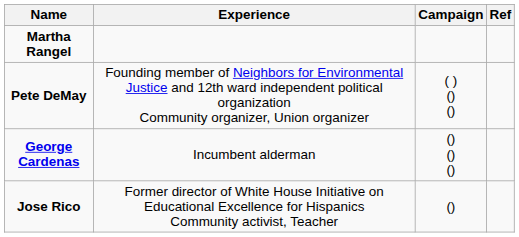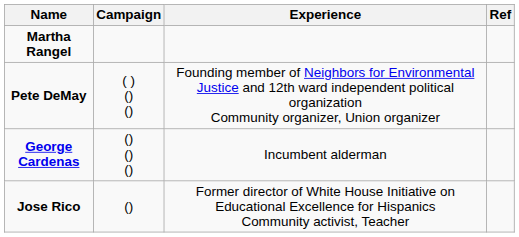columns swapped: (254, 15) <-> (451, 15)
